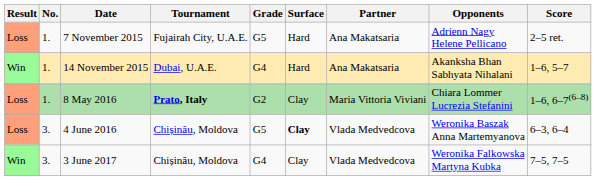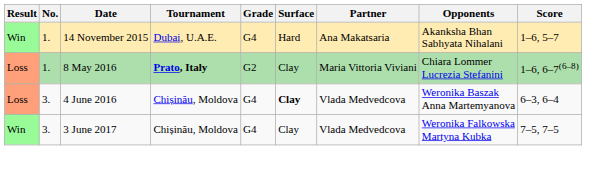- row: (103, 37)
(259, 129) G5 -> (250, 98) G4
